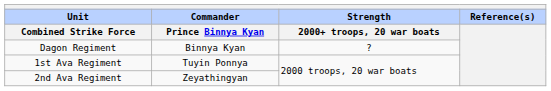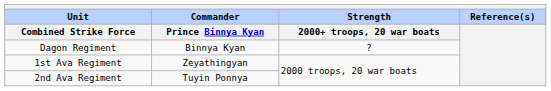(215, 63) Tuyin Ponnya -> (215, 63) Zeyathingyan
(215, 78) Zeyathingyan -> (215, 78) Tuyin Ponnya
